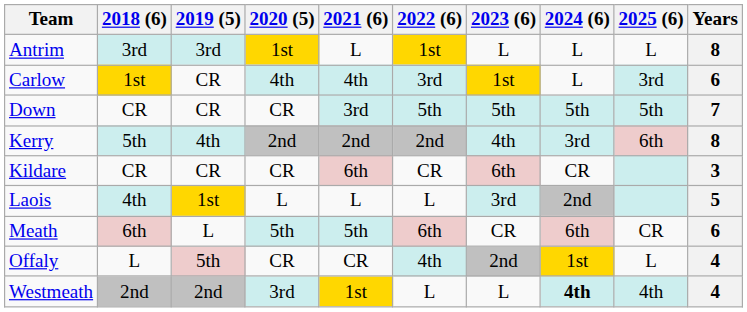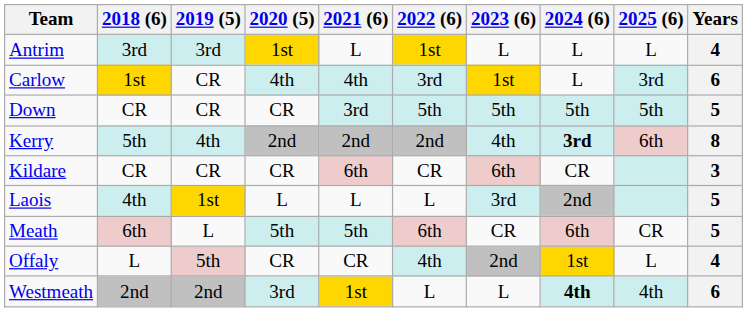(715, 49) 8 -> (715, 49) 4
(715, 110) 7 -> (715, 110) 5
(577, 140) normal -> (577, 140) bold
(715, 230) 6 -> (715, 230) 5
(715, 291) 4 -> (715, 291) 6
